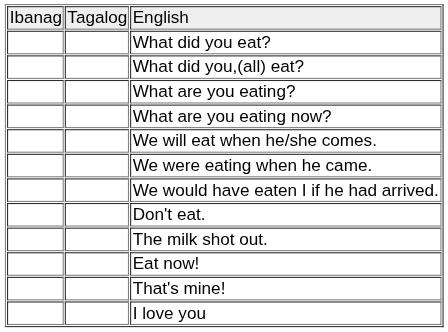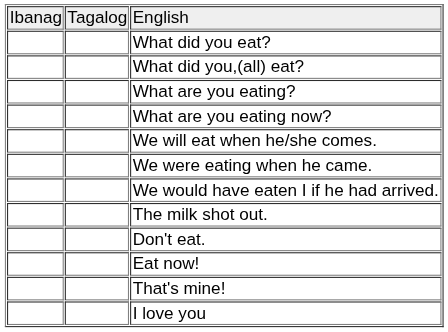rows swapped: (200, 239) <-> (169, 214)
